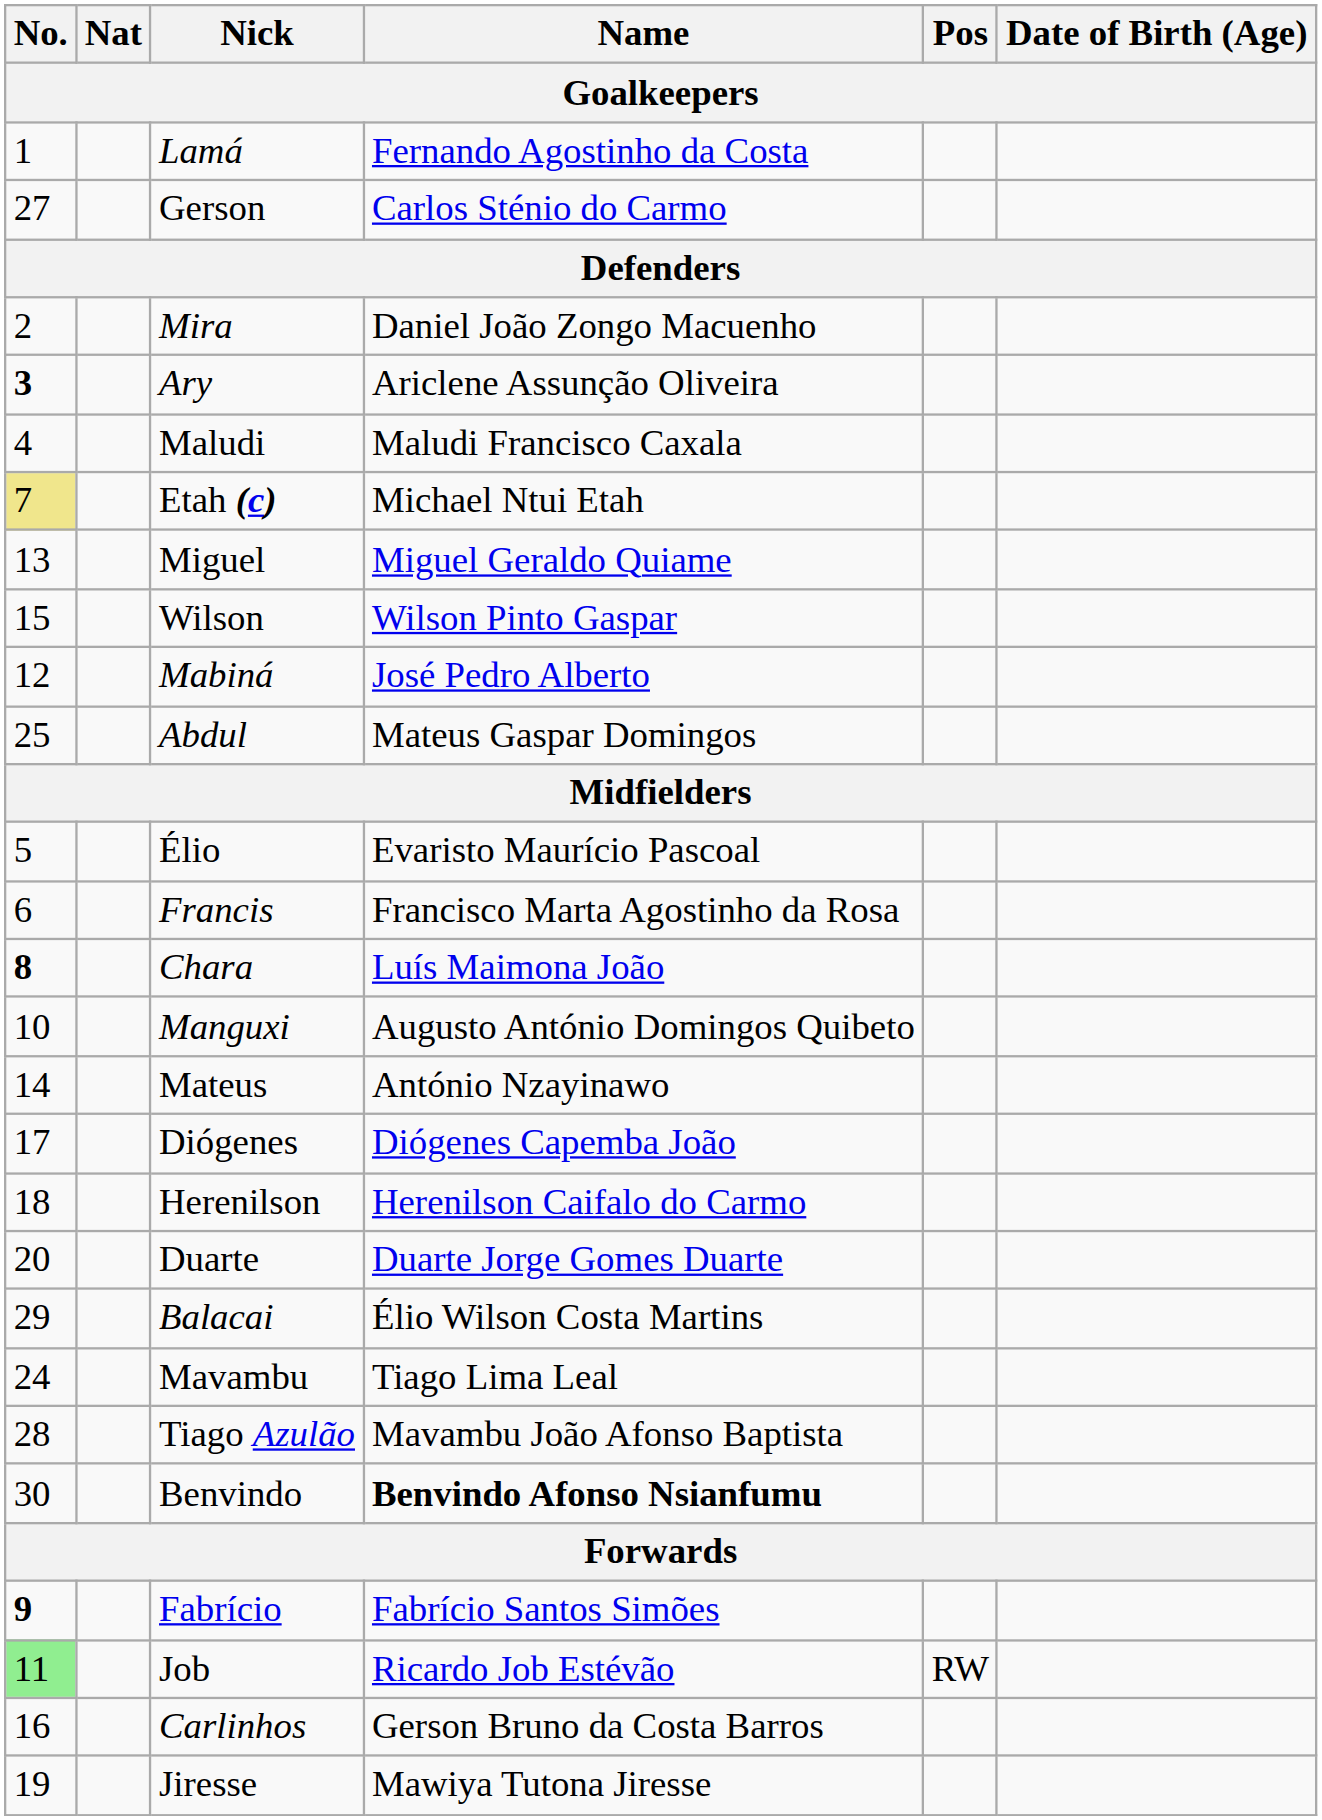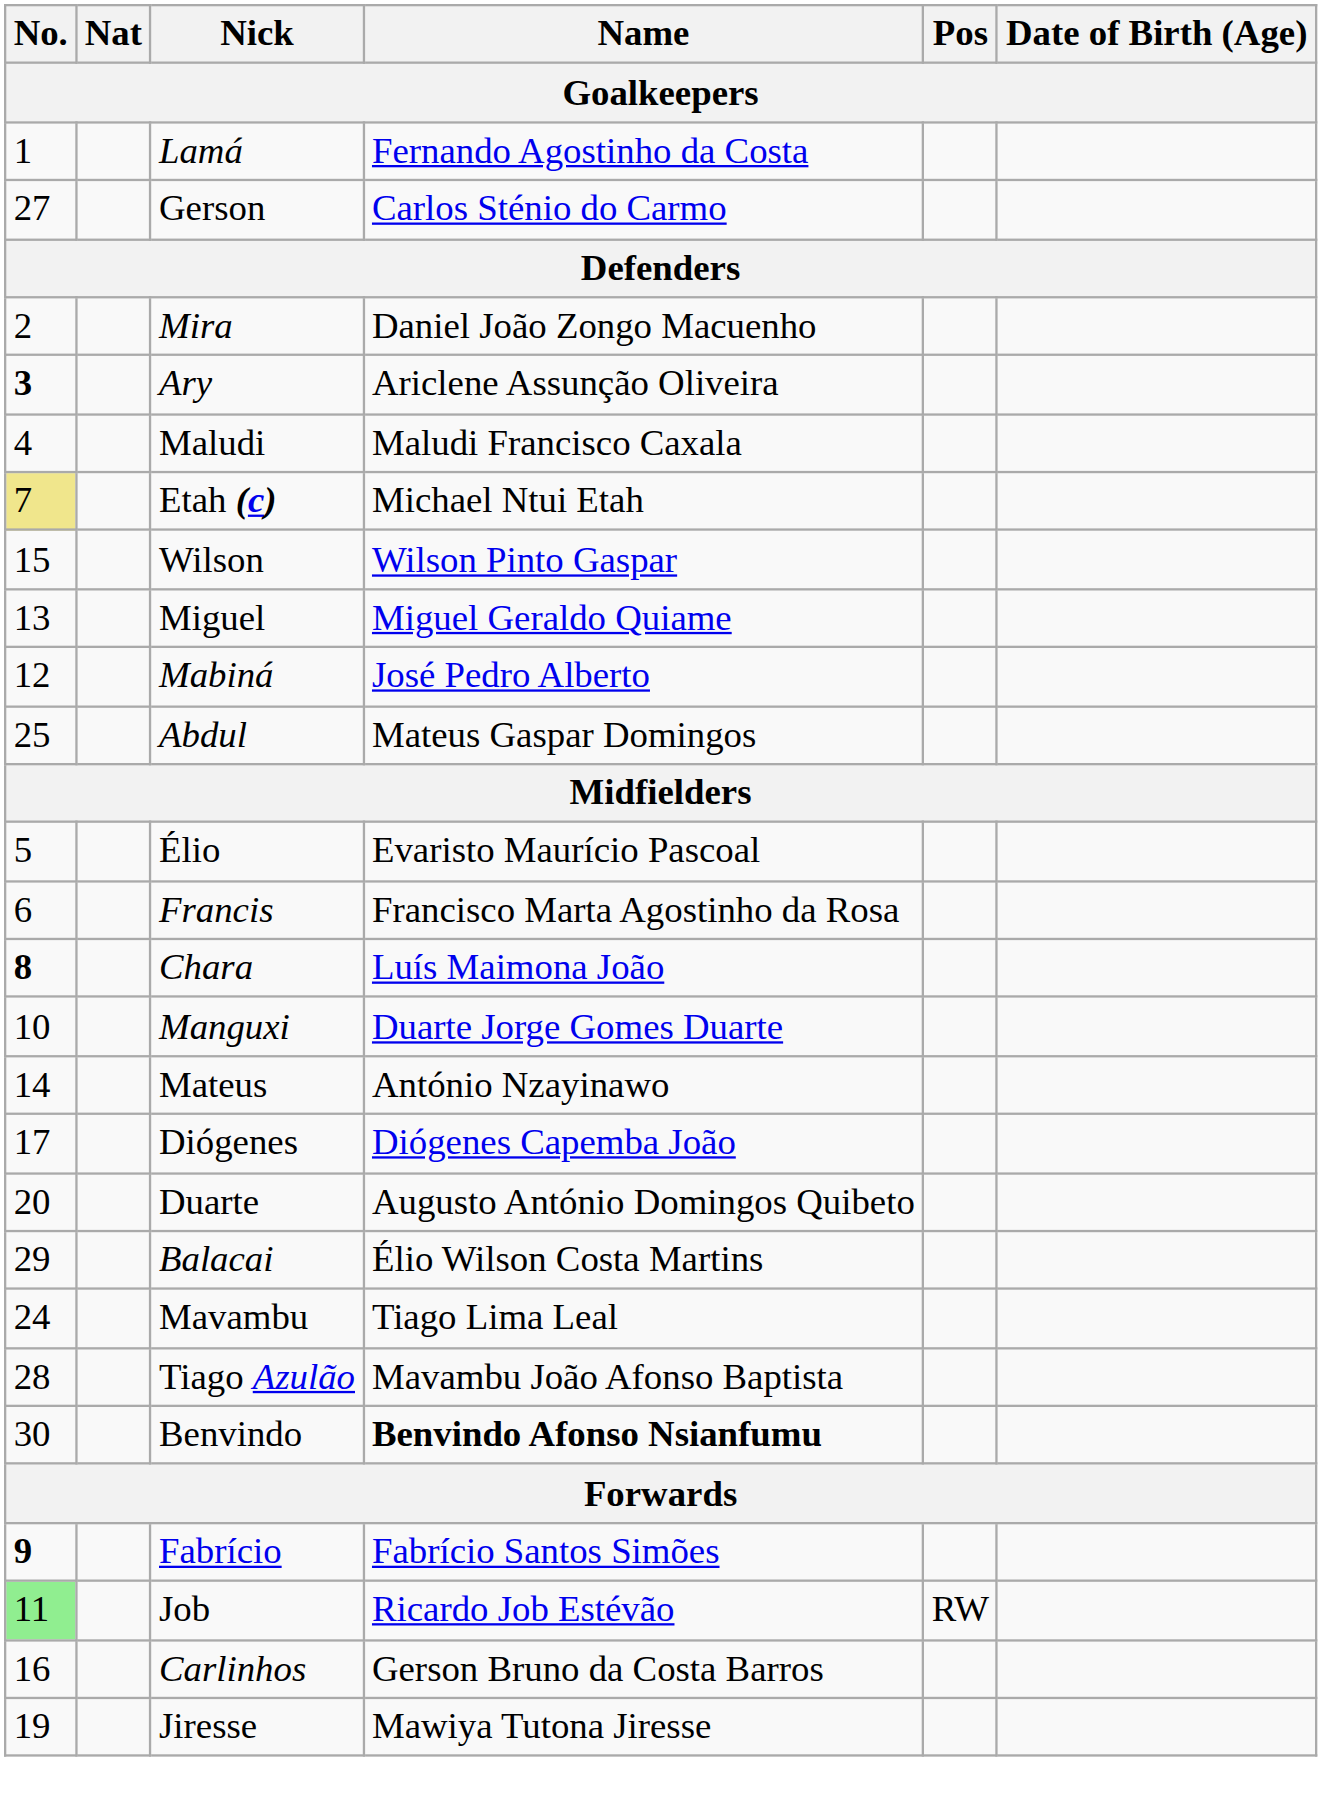rows swapped: (212, 558) <-> (211, 617)
(643, 1025) Augusto António Domingos Quibeto -> (578, 1025) Duarte Jorge Gomes Duarte
- row: (240, 1200)
(578, 1259) Duarte Jorge Gomes Duarte -> (643, 1200) Augusto António Domingos Quibeto
